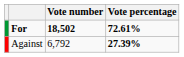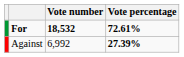(61, 28) 18,502 -> (61, 28) 18,532
(59, 44) 6,792 -> (59, 44) 6,992
